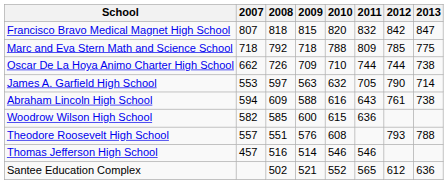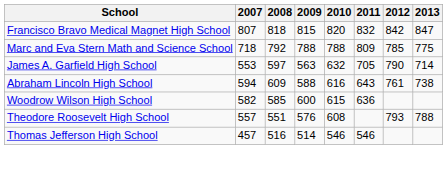(308, 48) 718 -> (306, 48) 788
- row: (120, 65)
- row: (74, 170)
